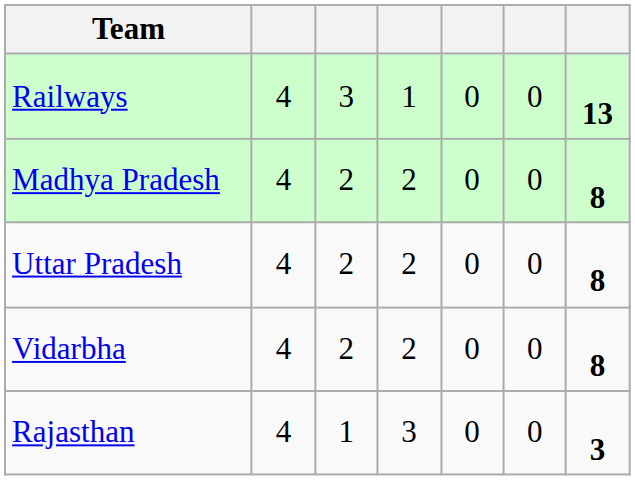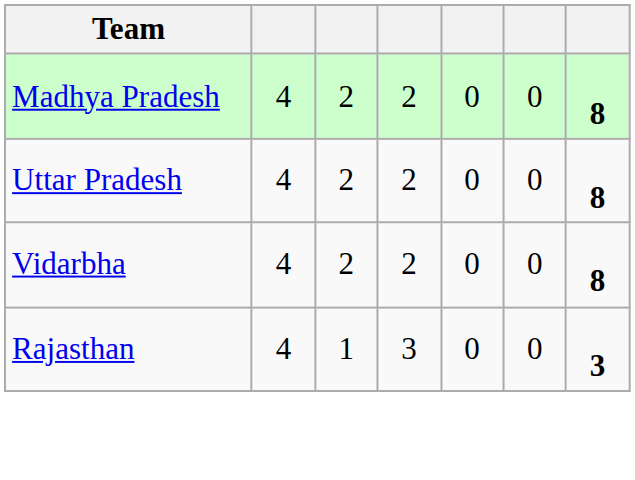- row: (70, 95)
